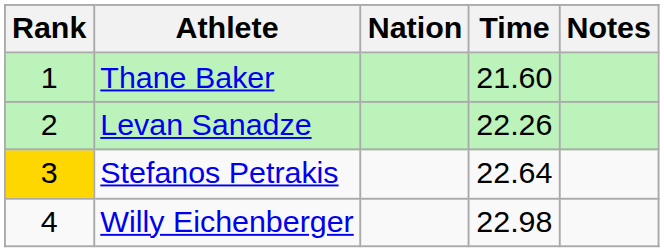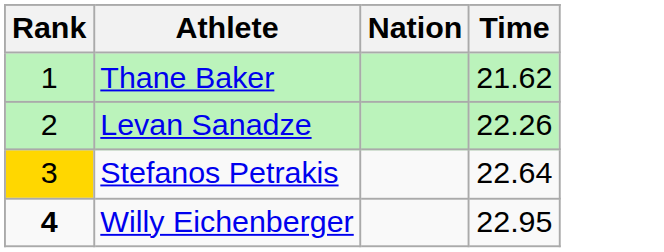- column: (609, 28)
(514, 76) 21.60 -> (514, 76) 21.62
(49, 221) normal -> (49, 221) bold
(514, 221) 22.98 -> (514, 221) 22.95
